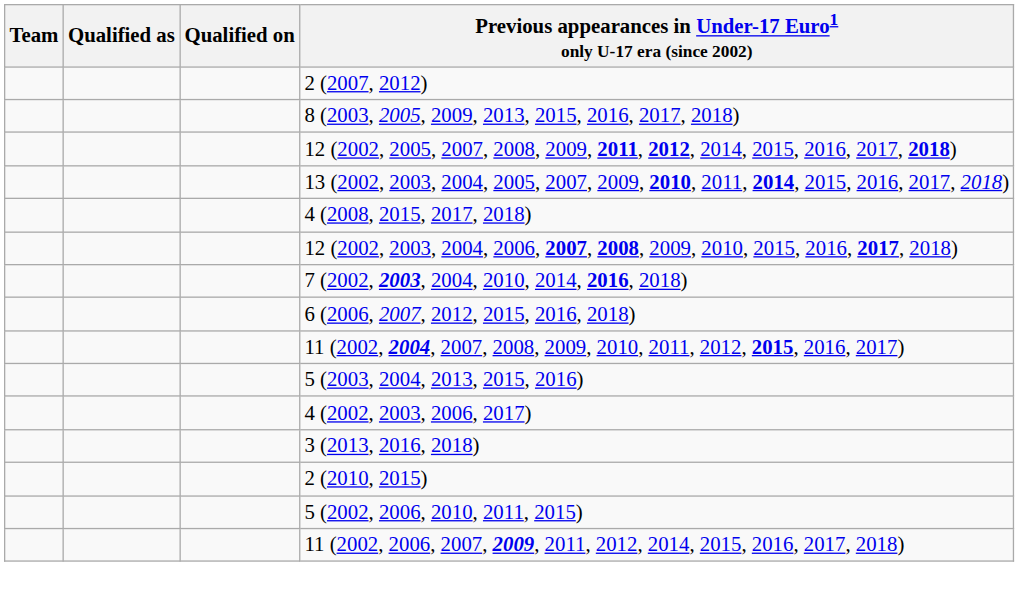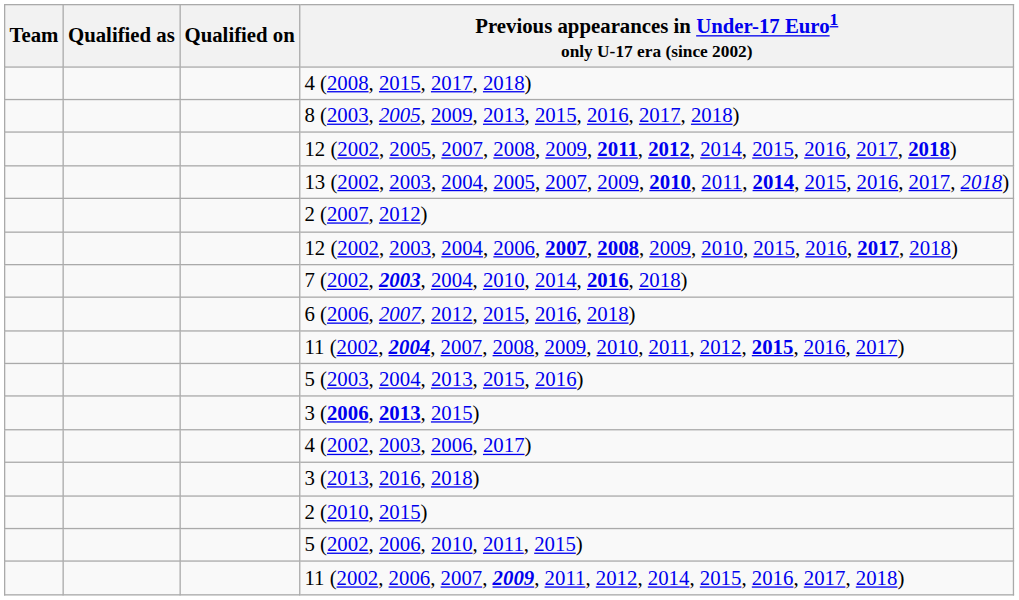rows swapped: (418, 214) <-> (366, 83)
+ row: (392, 412)
